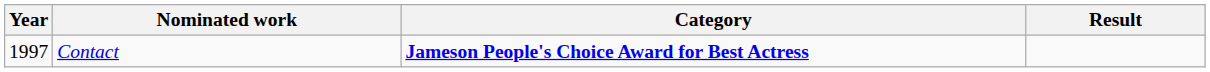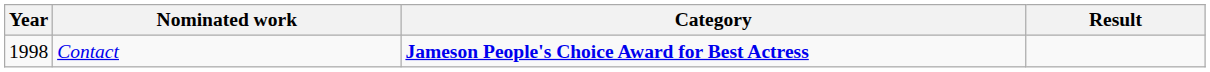(29, 50) 1997 -> (29, 50) 1998
